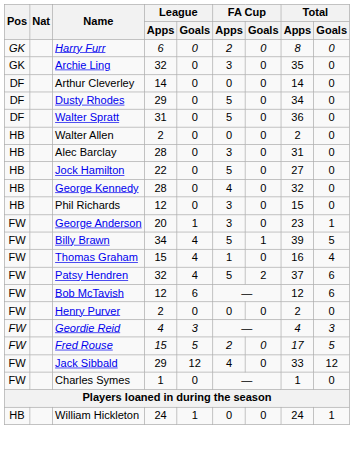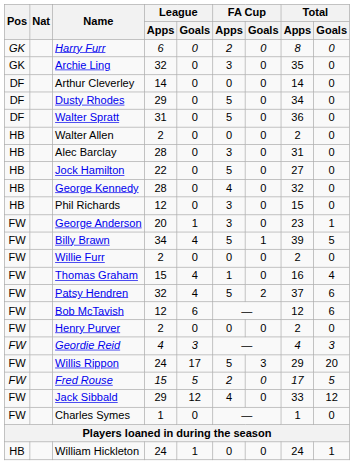+ row: (80, 258)
+ row: (87, 363)
